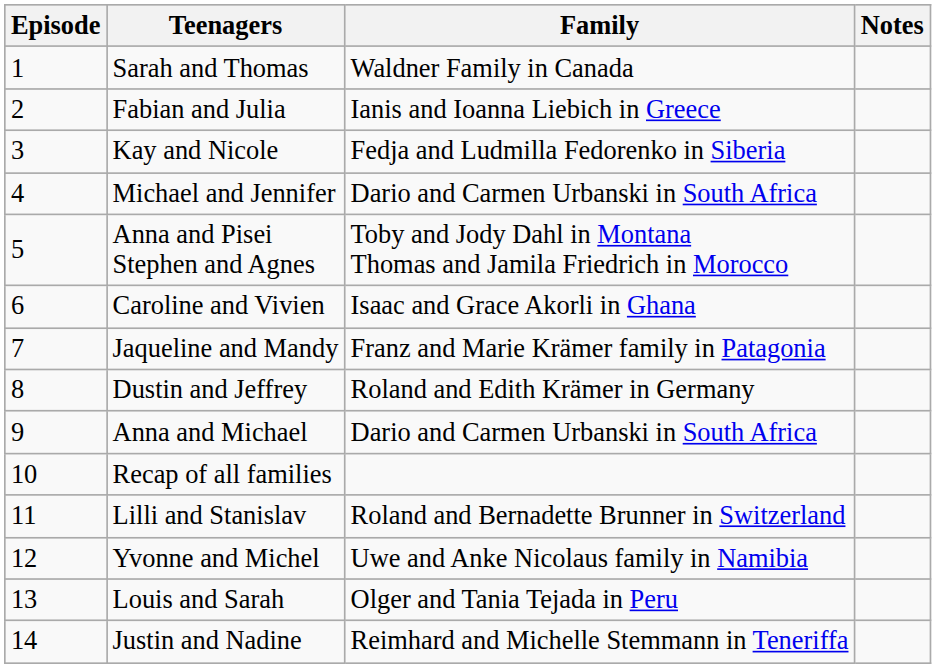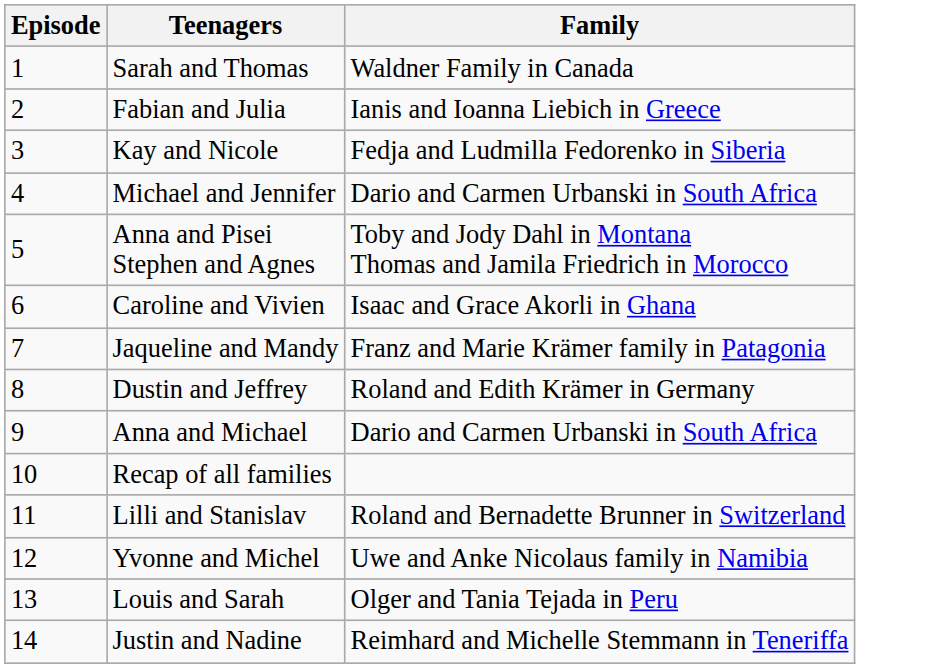- column: (892, 25)
